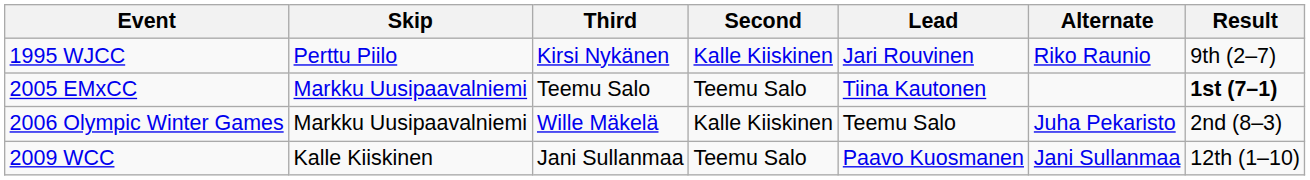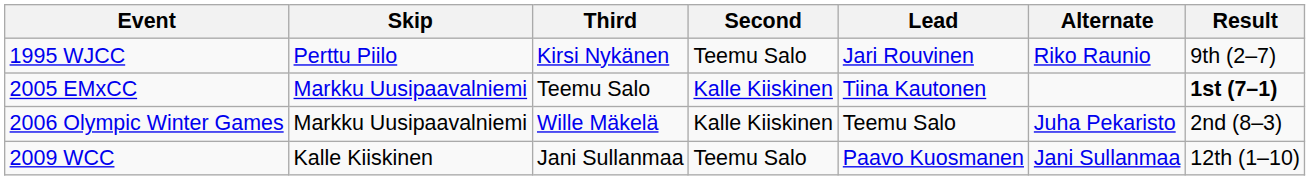(763, 55) Kalle Kiiskinen -> (750, 55) Teemu Salo
(750, 89) Teemu Salo -> (763, 89) Kalle Kiiskinen
